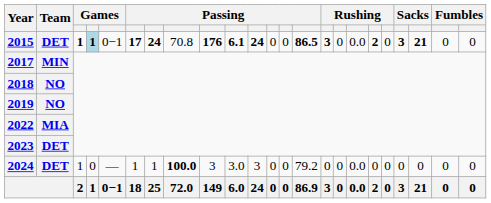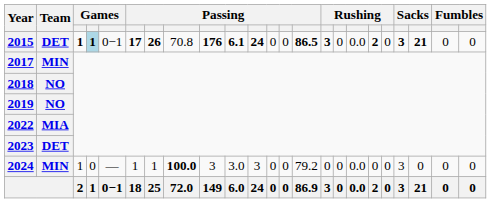(154, 41) 24 -> (154, 41) 26
(55, 166) DET -> (55, 166) MIN
(401, 166) 0 -> (401, 166) 3
